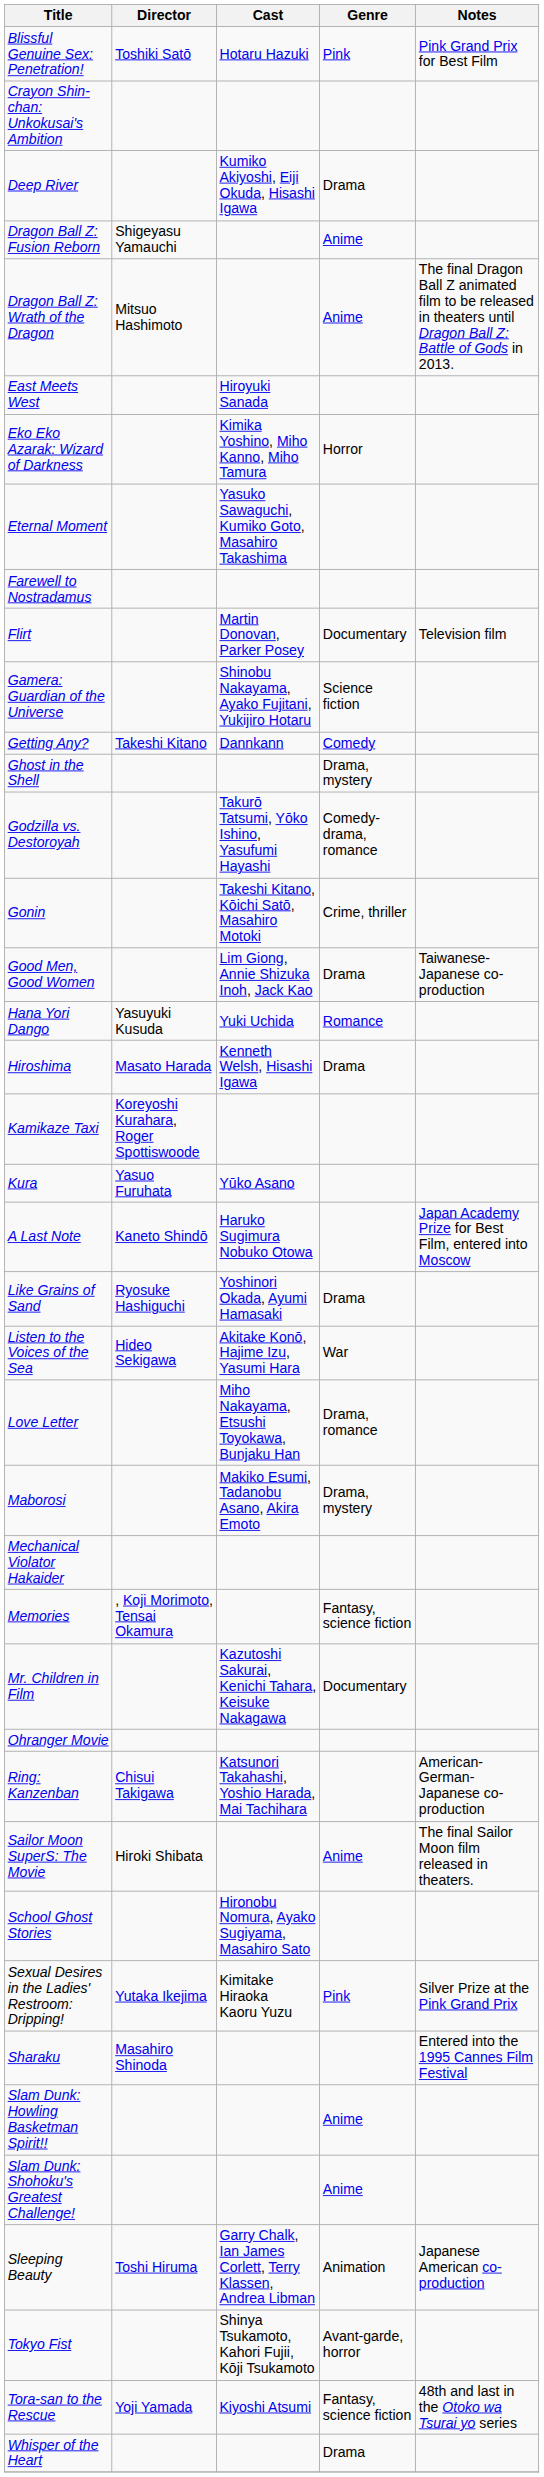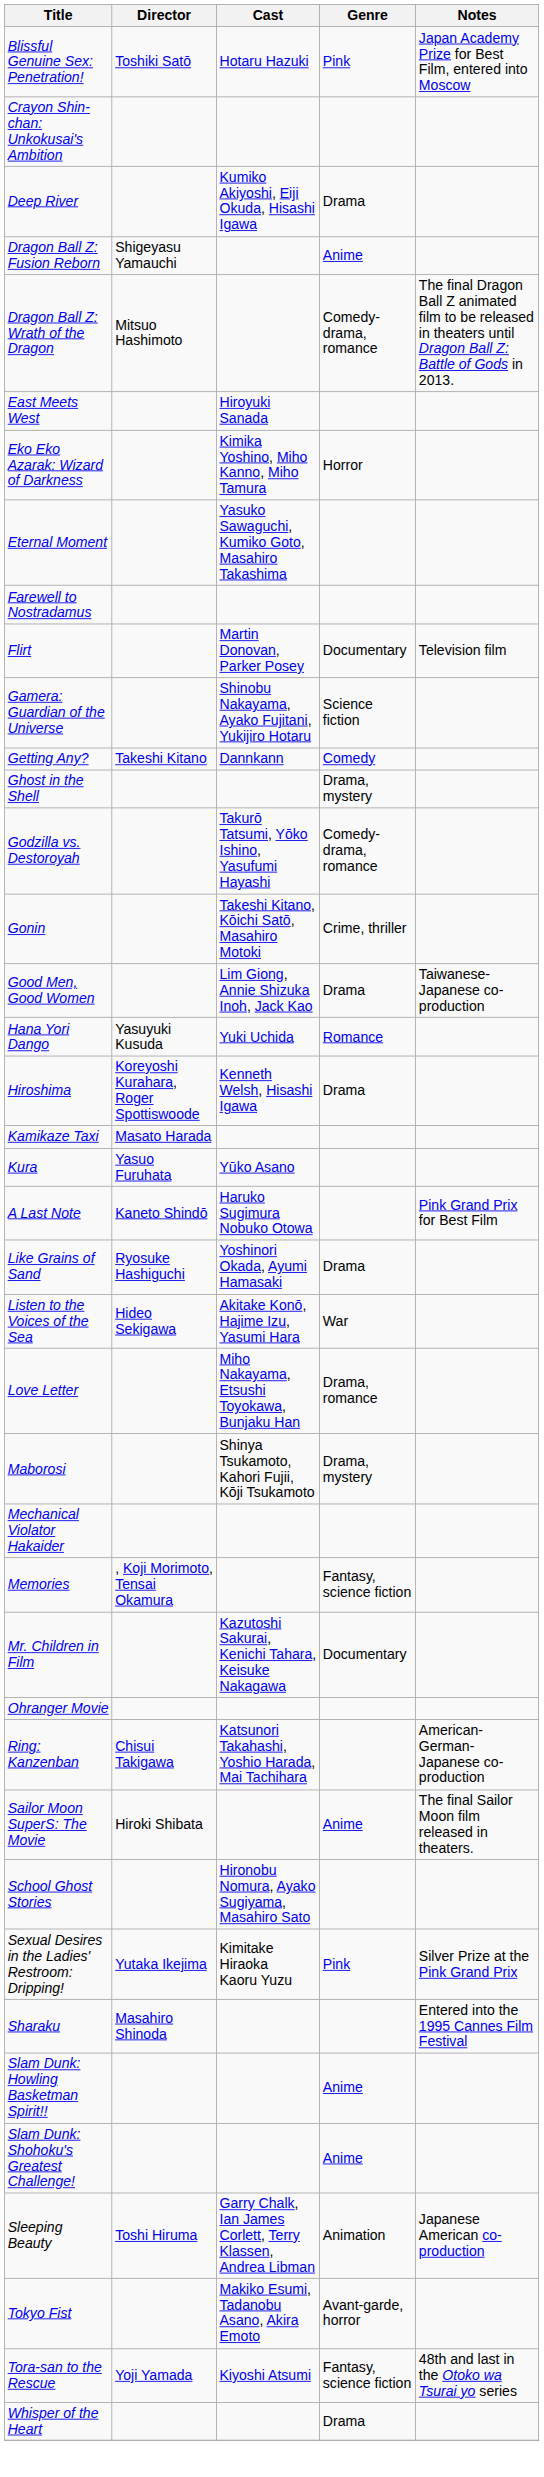(468, 53) Pink Grand Prix for Best Film -> (473, 61) Japan Academy Prize for Best Film, entered into Moscow
(343, 317) Anime -> (351, 333) Comedy-drama, romance
(163, 1067) Masato Harada -> (157, 1090) Koreyoshi Kurahara, Roger Spottiswoode
(157, 1128) Koreyoshi Kurahara, Roger Spottiswoode -> (163, 1136) Masato Harada
(473, 1236) Japan Academy Prize for Best Film, entered into Moscow -> (468, 1213) Pink Grand Prix for Best Film
(265, 1500) Makiko Esumi, Tadanobu Asano, Akira Emoto -> (267, 1468) Shinya Tsukamoto, Kahori Fujii, Kōji Tsukamoto
(267, 2345) Shinya Tsukamoto, Kahori Fujii, Kōji Tsukamoto -> (265, 2313) Makiko Esumi, Tadanobu Asano, Akira Emoto
